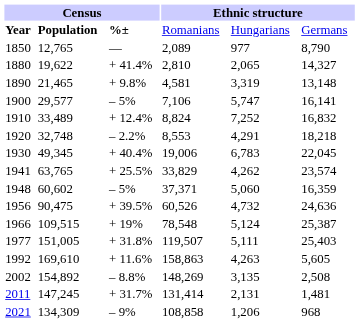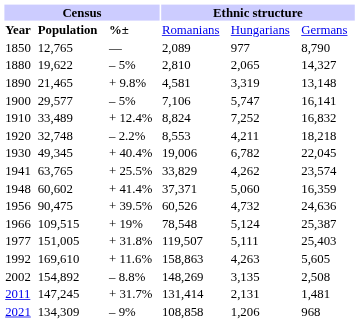(131, 65) + 41.4% -> (122, 65) – 5%
(245, 135) 4,291 -> (245, 135) 4,211
(245, 153) 6,783 -> (245, 153) 6,782
(122, 188) – 5% -> (131, 188) + 41.4%
